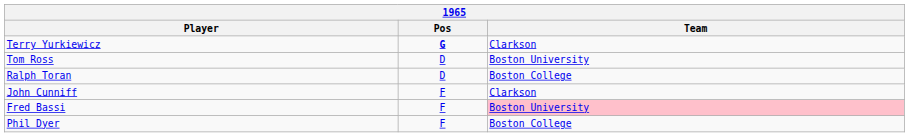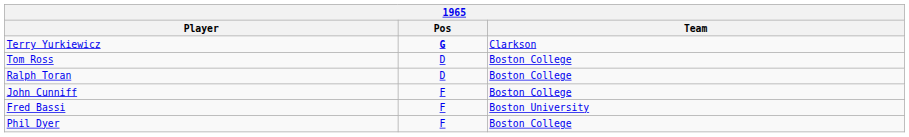(539, 60) Boston University -> (530, 60) Boston College
(513, 92) Clarkson -> (530, 92) Boston College
(539, 108) pink background -> (539, 108) no background
